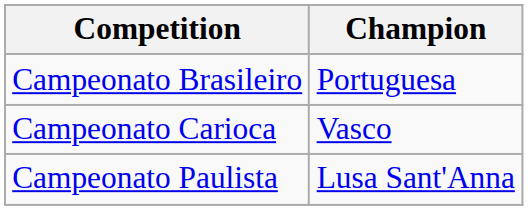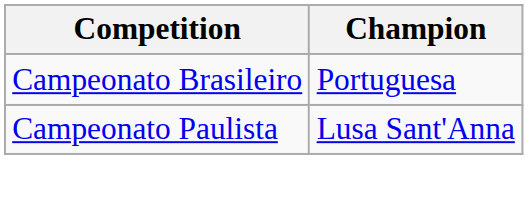- row: (144, 128)
